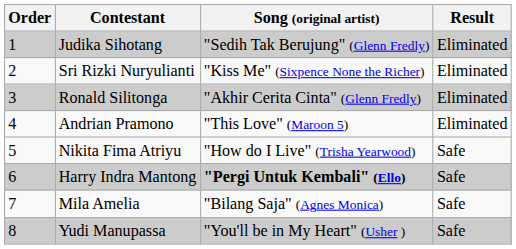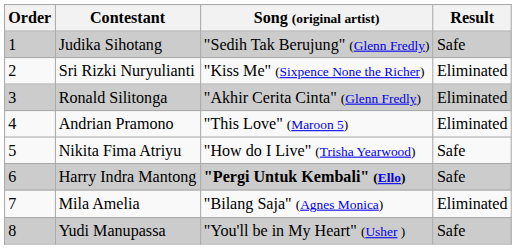(472, 44) Eliminated -> (451, 44) Safe
(451, 203) Safe -> (472, 203) Eliminated
